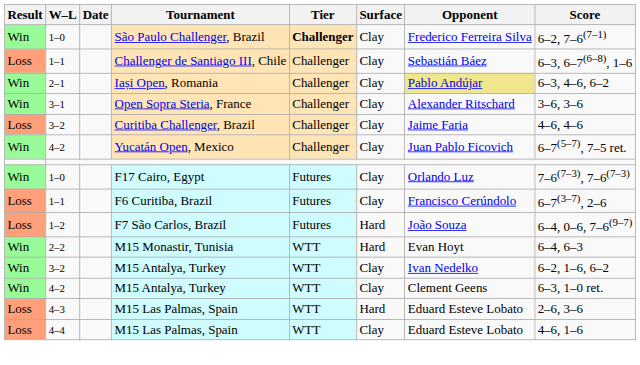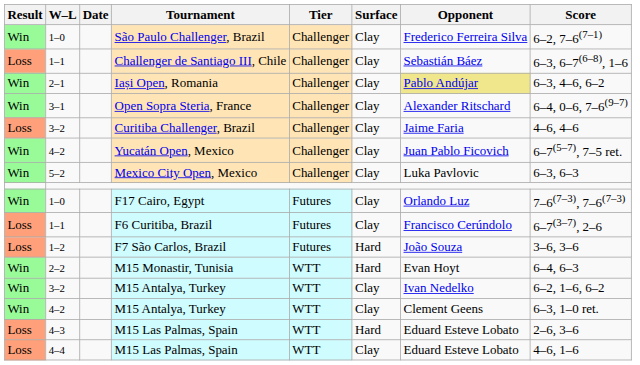(323, 37) bold -> (321, 37) normal
(560, 104) 3–6, 3–6 -> (581, 105) 6–4, 0–6, 7–6(9–7)
+ row: (57, 173)
(585, 225) 6–4, 0–6, 7–6(9–7) -> (556, 247) 3–6, 3–6
